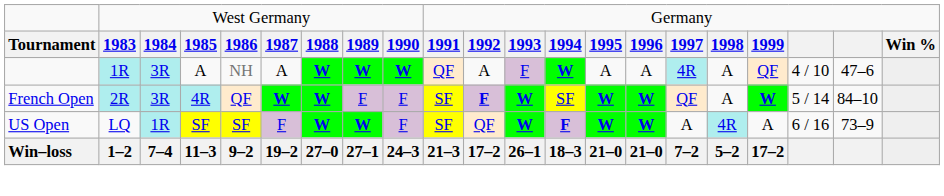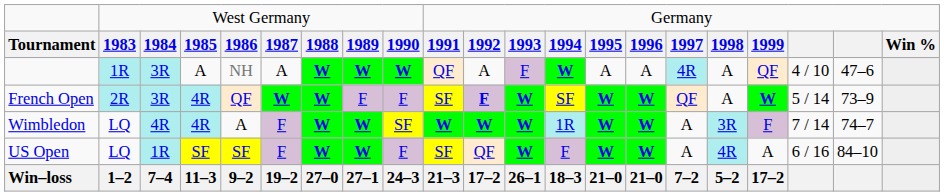(857, 97) 84–10 -> (857, 97) 73–9
+ row: (47, 124)
(565, 124) bold -> (565, 150) normal
(857, 124) 73–9 -> (857, 150) 84–10
